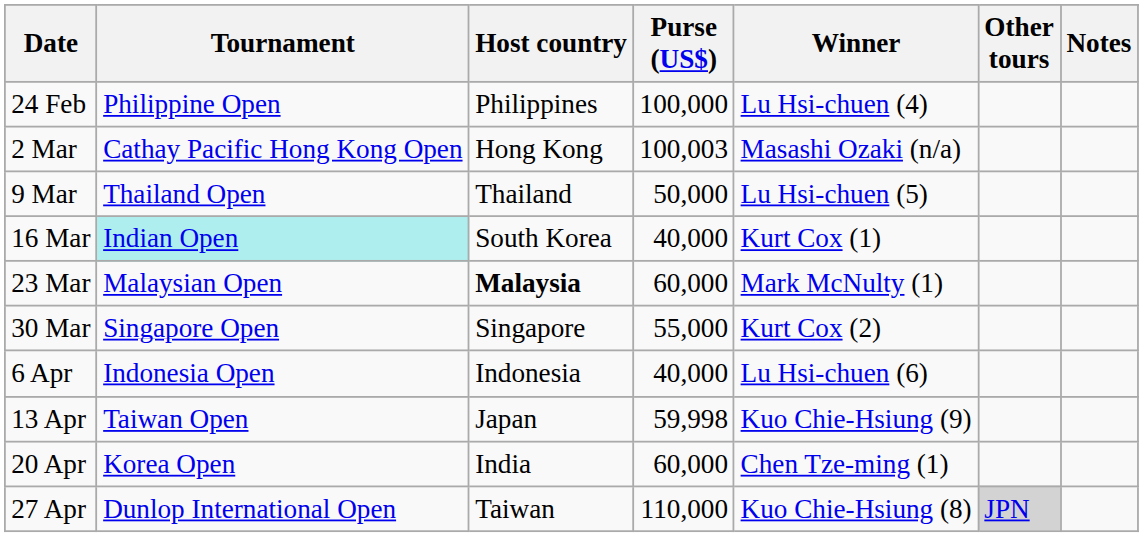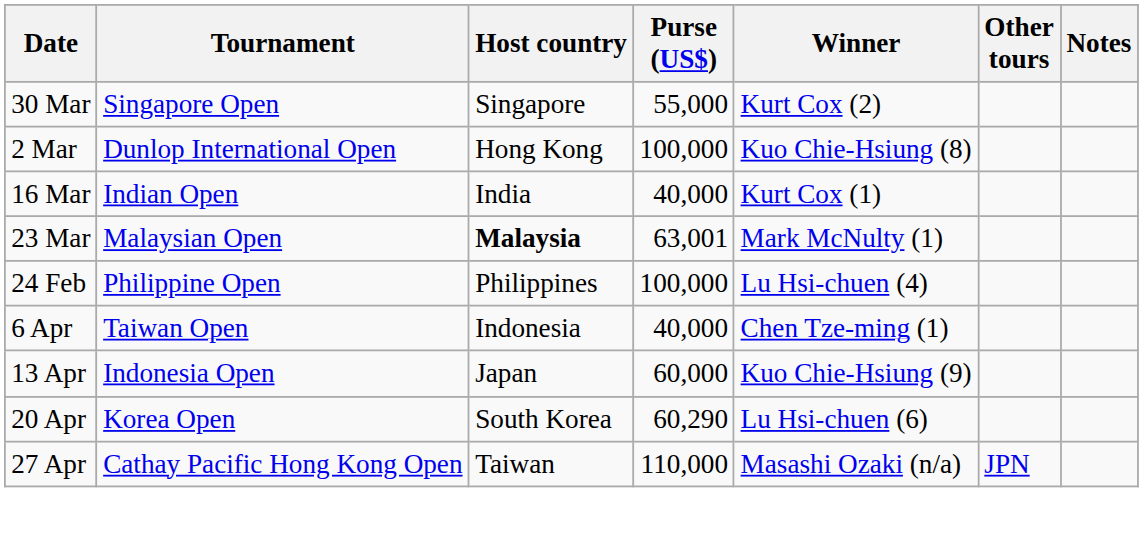rows swapped: (49, 104) <-> (51, 328)
(283, 149) Cathay Pacific Hong Kong Open -> (250, 149) Dunlop International Open
(684, 149) 100,003 -> (684, 149) 100,000
(851, 149) Masashi Ozaki (n/a) -> (856, 149) Kuo Chie-Hsiung (8)
- row: (44, 193)
(171, 238) paleturquoise background -> (171, 193) no background
(544, 238) South Korea -> (503, 193) India
(691, 283) 60,000 -> (691, 238) 63,001
(189, 373) Indonesia Open -> (176, 328) Taiwan Open
(834, 373) Lu Hsi-chuen (6) -> (845, 328) Chen Tze-ming (1)
(176, 418) Taiwan Open -> (189, 373) Indonesia Open
(691, 418) 59,998 -> (691, 373) 60,000
(503, 463) India -> (544, 418) South Korea
(691, 463) 60,000 -> (691, 418) 60,290
(845, 463) Chen Tze-ming (1) -> (834, 418) Lu Hsi-chuen (6)
(250, 507) Dunlop International Open -> (283, 463) Cathay Pacific Hong Kong Open
(856, 507) Kuo Chie-Hsiung (8) -> (851, 463) Masashi Ozaki (n/a)
(1007, 507) lightgrey background -> (1007, 463) no background
